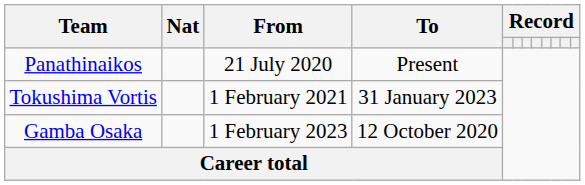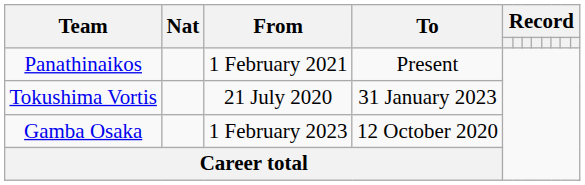(278, 64) 21 July 2020 -> (278, 64) 1 February 2021
(278, 97) 1 February 2021 -> (278, 97) 21 July 2020
